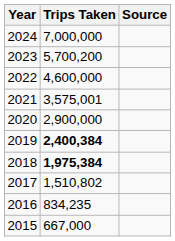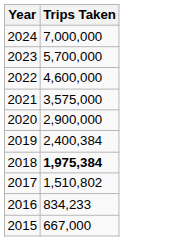- column: (145, 15)
(73, 57) 5,700,200 -> (73, 57) 5,700,000
(73, 99) 3,575,001 -> (73, 99) 3,575,000
(73, 141) bold -> (73, 141) normal
(67, 204) 834,235 -> (67, 204) 834,233
